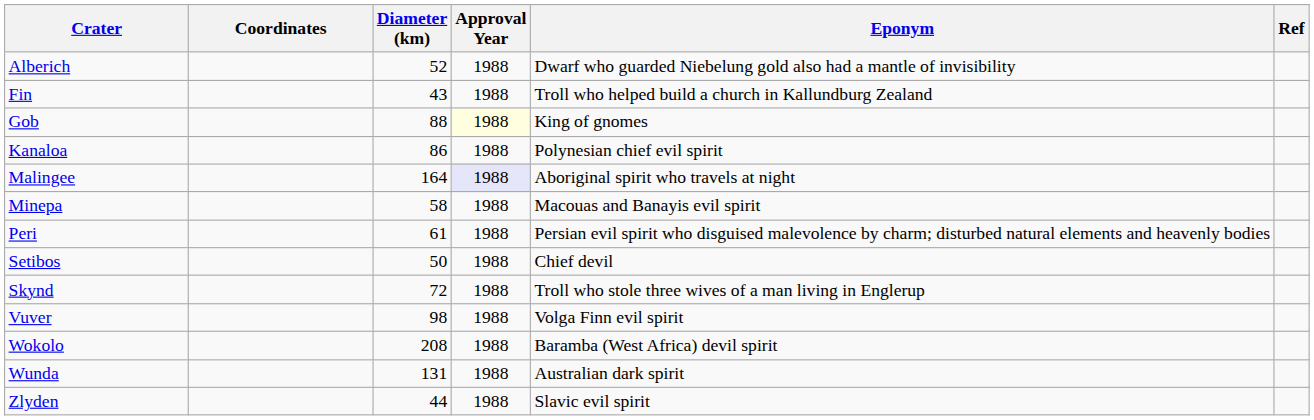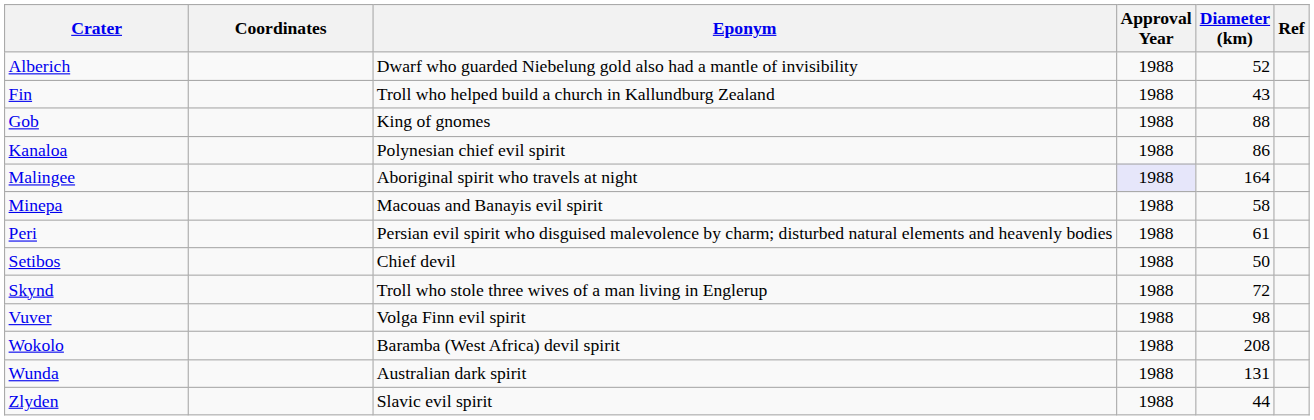columns swapped: (412, 28) <-> (902, 28)
(491, 121) lightyellow background -> (1156, 121) no background
